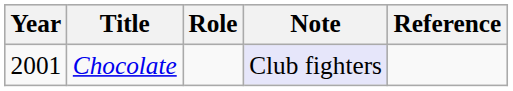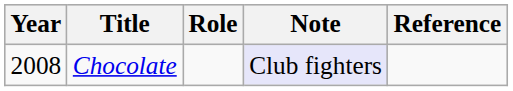(36, 64) 2001 -> (36, 64) 2008
